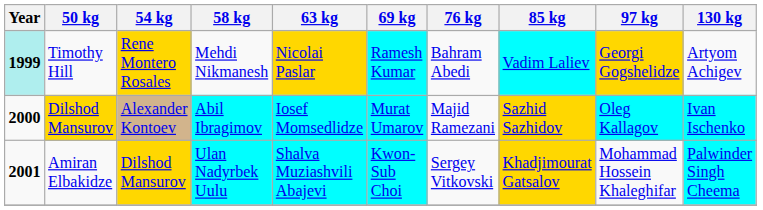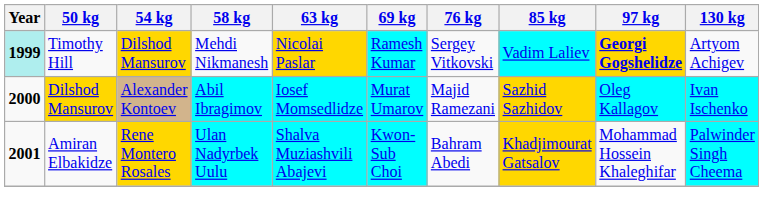(148, 62) Rene Montero Rosales -> (153, 53) Dilshod Mansurov
(456, 62) Bahram Abedi -> (462, 53) Sergey Vitkovski
(639, 62) normal -> (641, 53) bold
(153, 172) Dilshod Mansurov -> (148, 153) Rene Montero Rosales
(462, 172) Sergey Vitkovski -> (456, 153) Bahram Abedi
